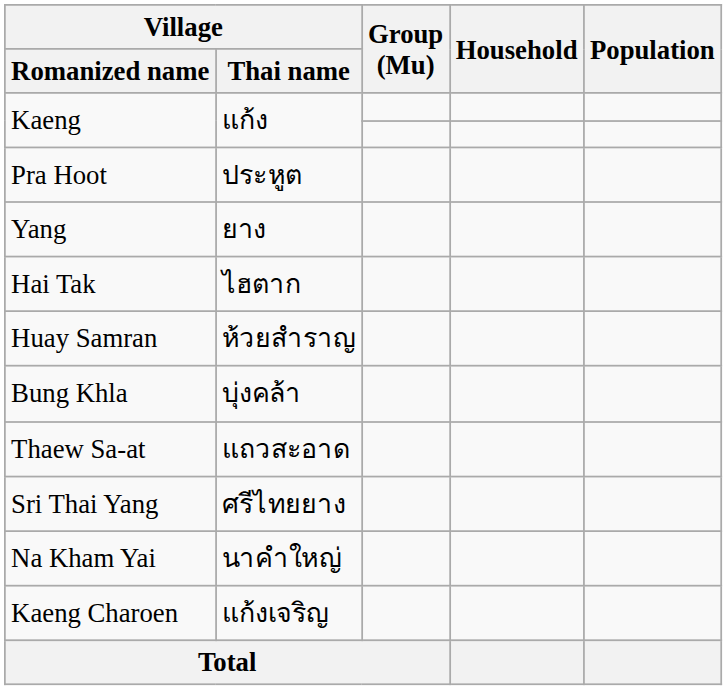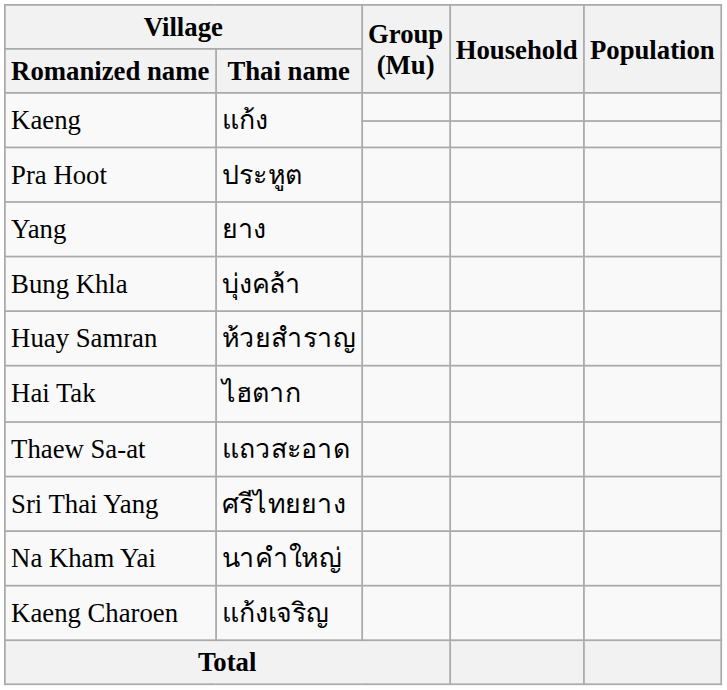rows swapped: (69, 393) <-> (53, 284)
